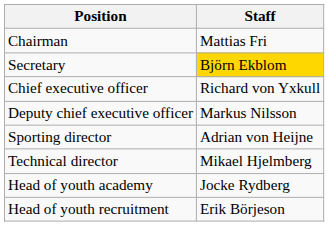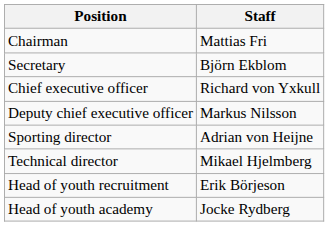(243, 64) gold background -> (243, 64) no background
rows swapped: (80, 185) <-> (88, 209)
